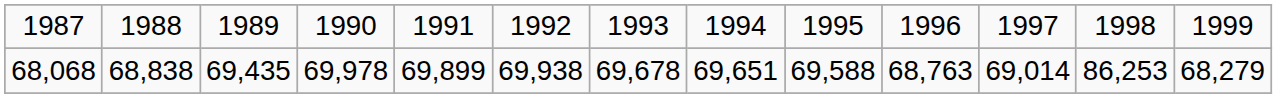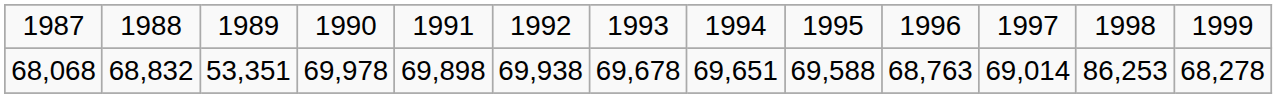(151, 70) 68,838 -> (151, 70) 68,832
(248, 70) 69,435 -> (248, 70) 53,351
(443, 70) 69,899 -> (443, 70) 69,898
(1223, 70) 68,279 -> (1223, 70) 68,278
